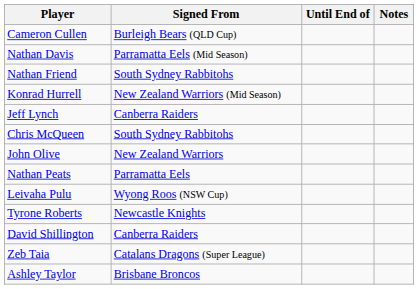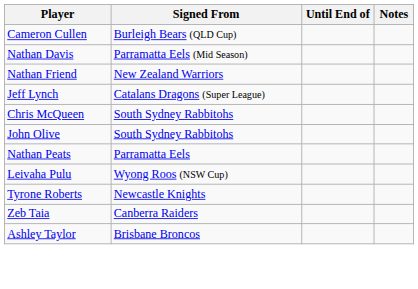(174, 74) South Sydney Rabbitohs -> (169, 74) New Zealand Warriors
- row: (44, 94)
(156, 114) Canberra Raiders -> (189, 94) Catalans Dragons (Super League)
(169, 154) New Zealand Warriors -> (174, 134) South Sydney Rabbitohs
- row: (50, 234)
(189, 254) Catalans Dragons (Super League) -> (156, 214) Canberra Raiders
